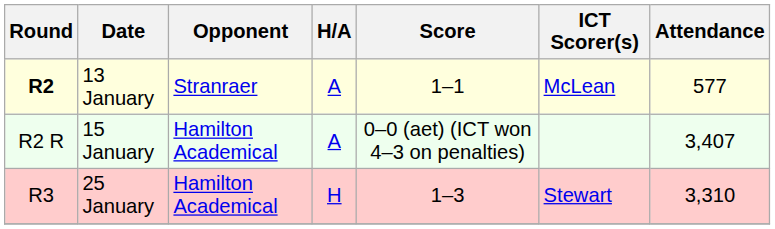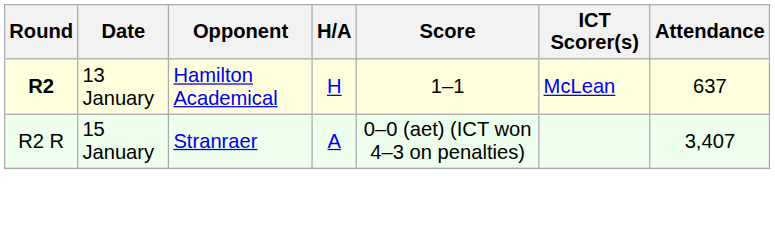(215, 86) Stranraer -> (226, 86) Hamilton Academical
(334, 86) A -> (334, 86) H
(710, 86) 577 -> (710, 86) 637
(226, 141) Hamilton Academical -> (215, 141) Stranraer
- row: (118, 195)
